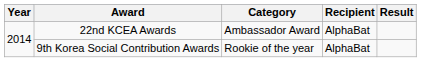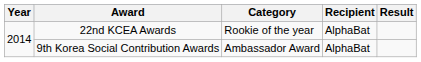(272, 30) Ambassador Award -> (269, 30) Rookie of the year
(269, 48) Rookie of the year -> (272, 48) Ambassador Award
